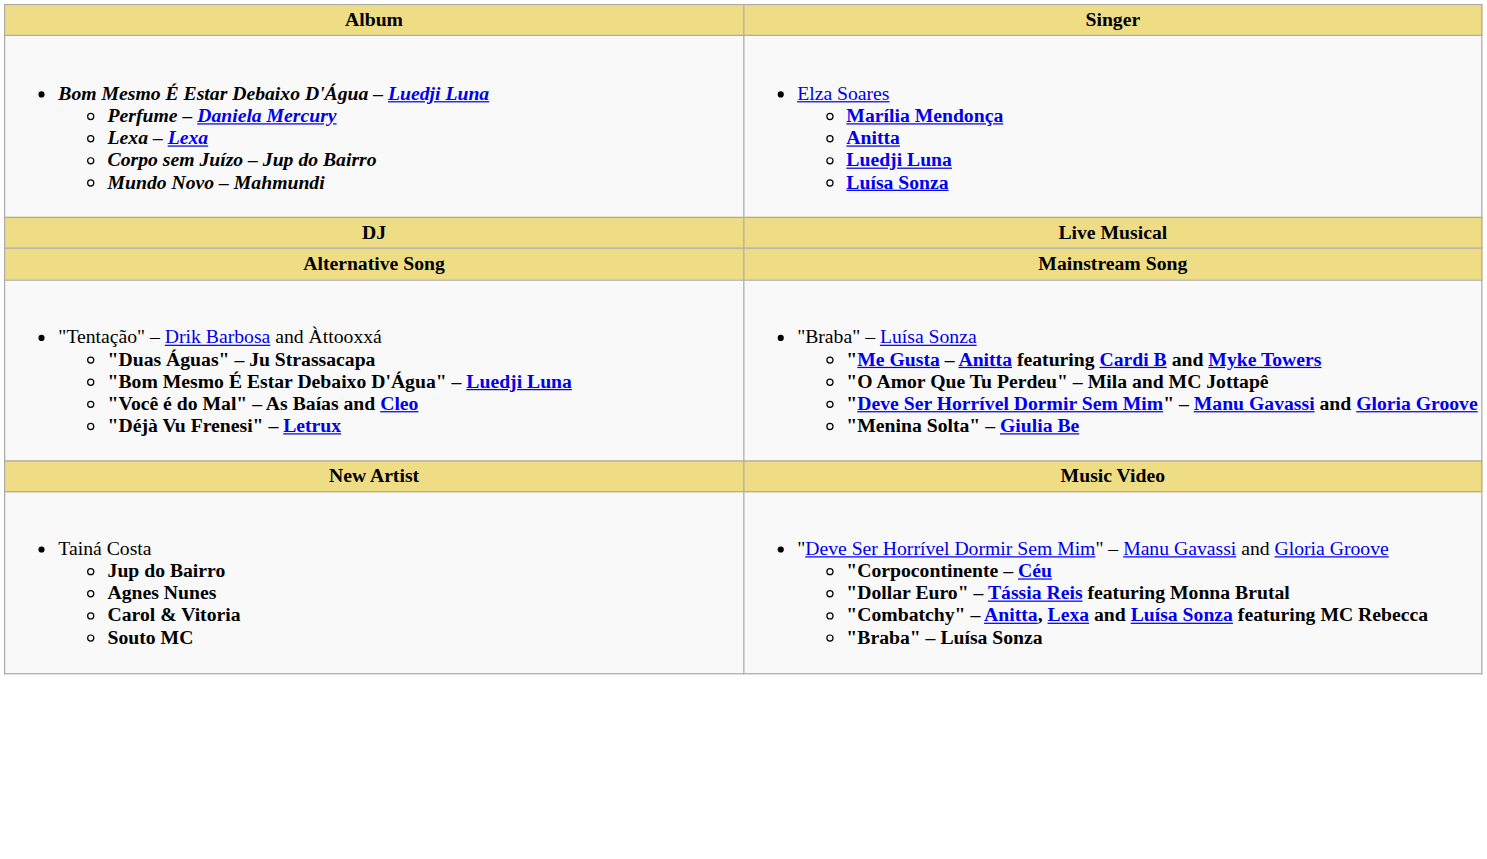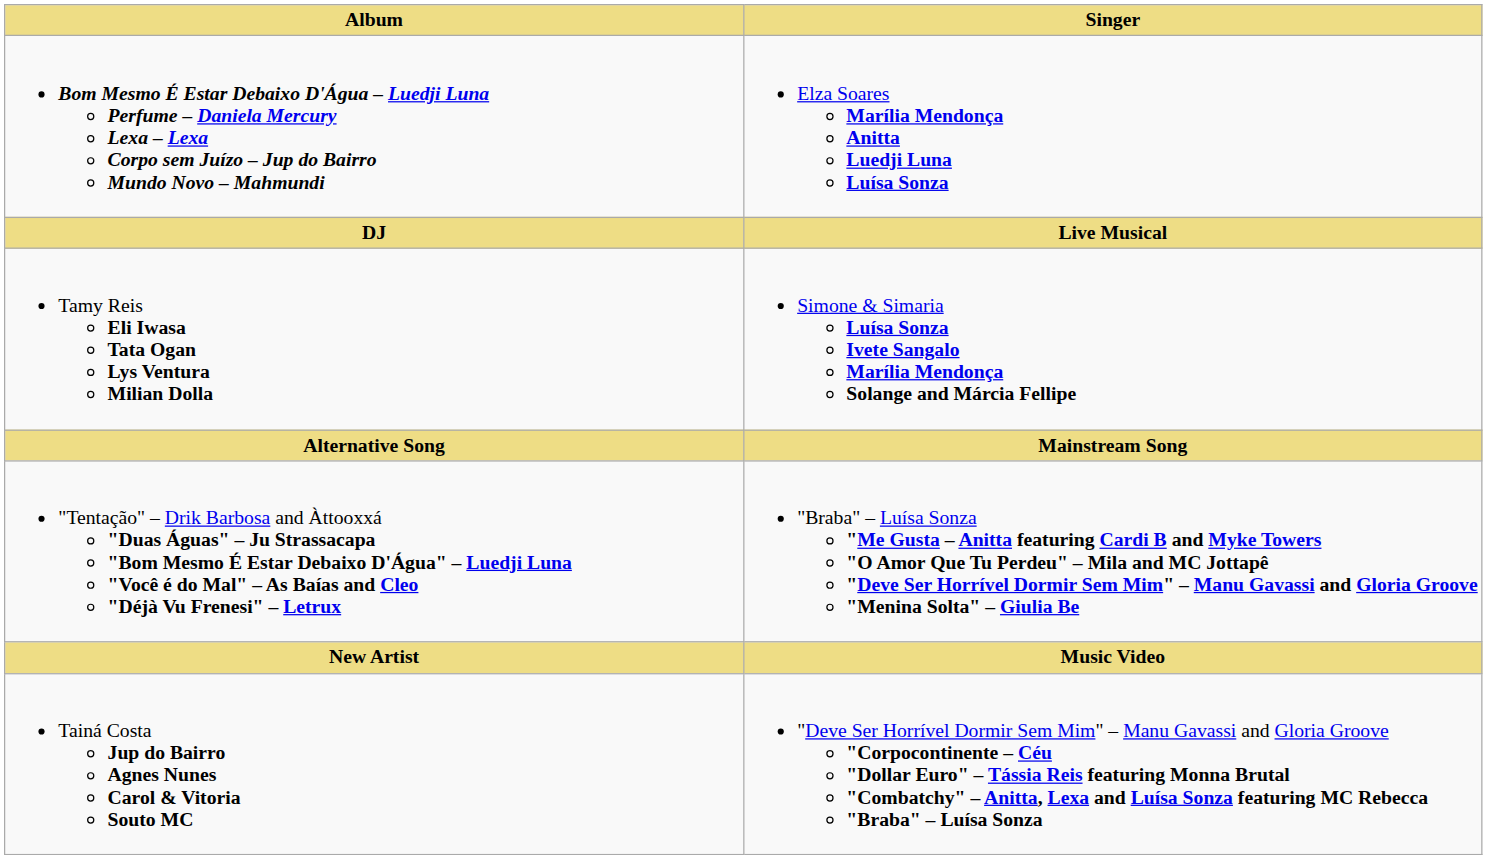+ row: (374, 350)
